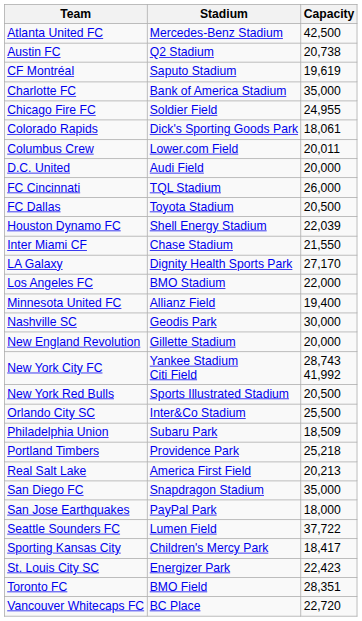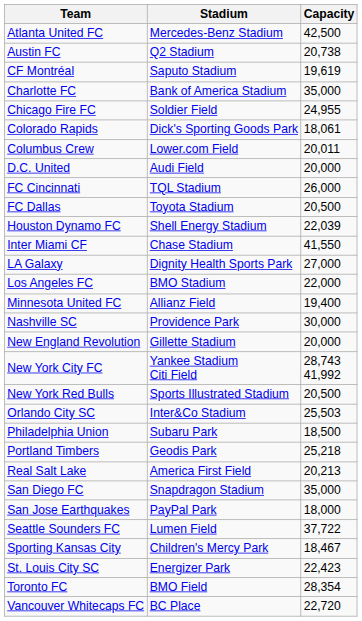(322, 245) 21,550 -> (322, 245) 41,550
(322, 264) 27,170 -> (322, 264) 27,000
(183, 322) Geodis Park -> (194, 322) Providence Park
(322, 413) 25,500 -> (322, 413) 25,503
(322, 432) 18,509 -> (322, 432) 18,500
(194, 452) Providence Park -> (183, 452) Geodis Park
(322, 548) 18,417 -> (322, 548) 18,467
(322, 587) 28,351 -> (322, 587) 28,354
